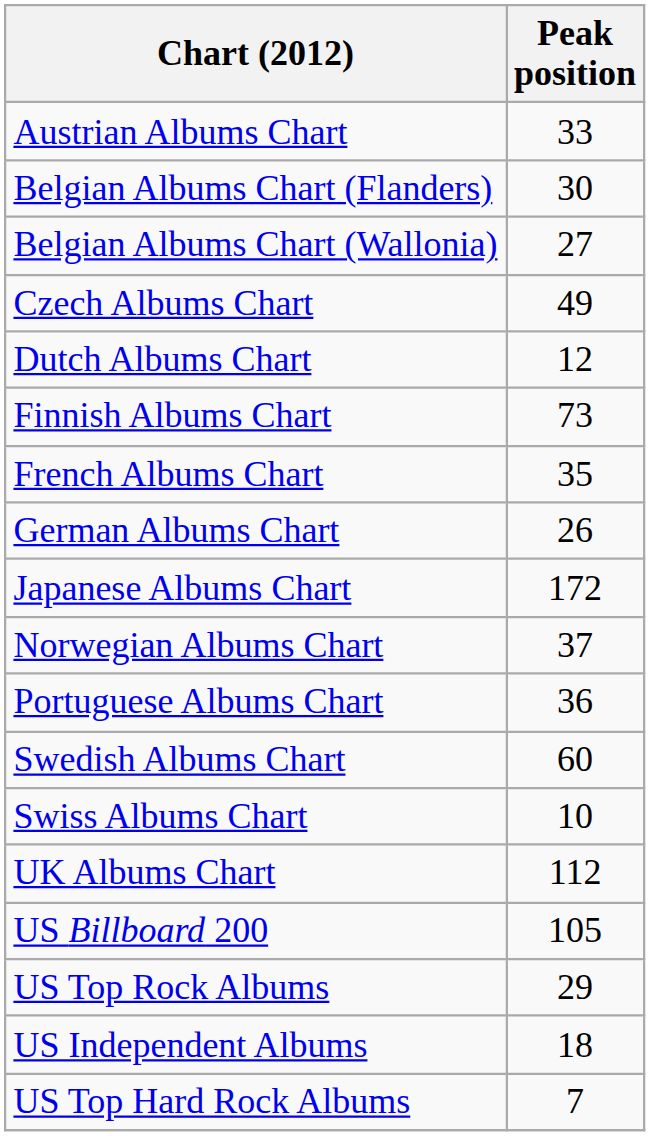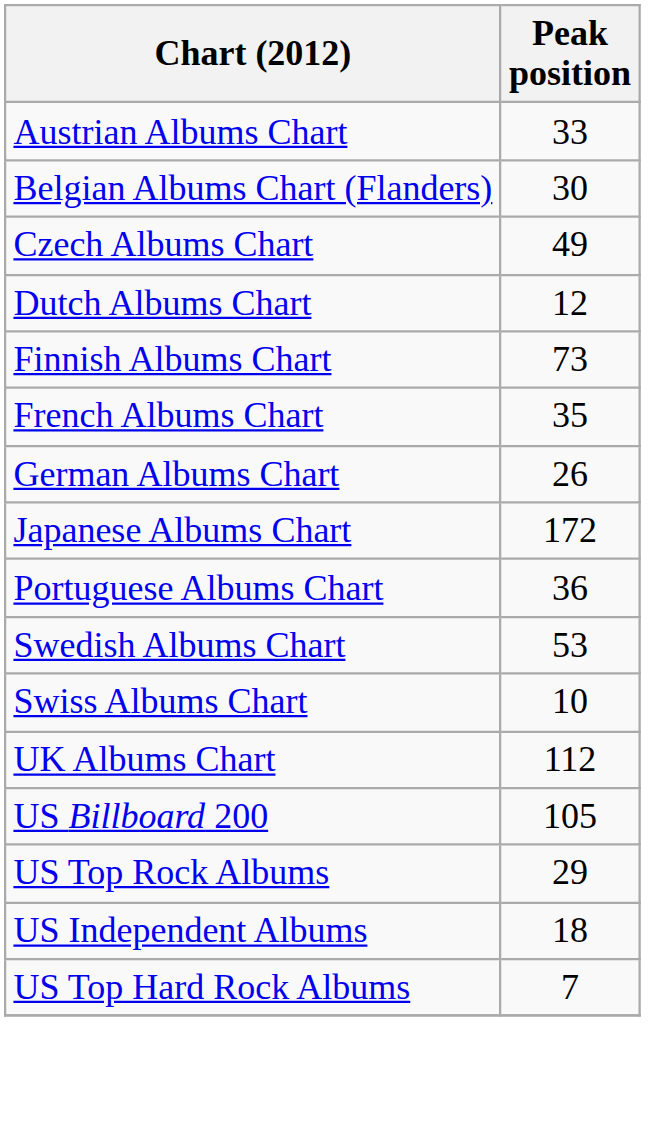- row: (255, 244)
- row: (198, 644)
(575, 758) 60 -> (570, 644) 53
